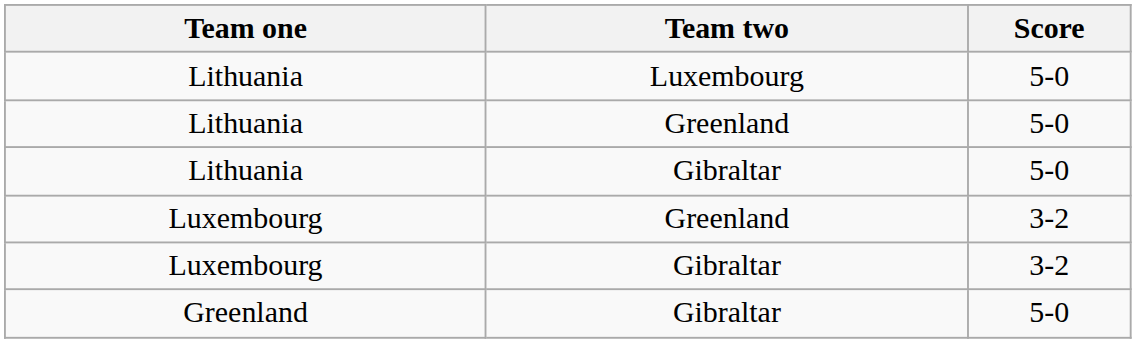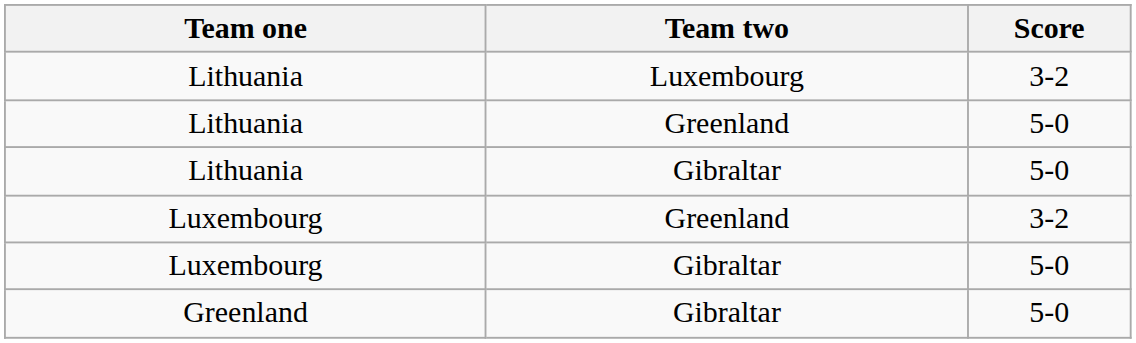(1049, 75) 5-0 -> (1049, 75) 3-2
(1049, 265) 3-2 -> (1049, 265) 5-0
